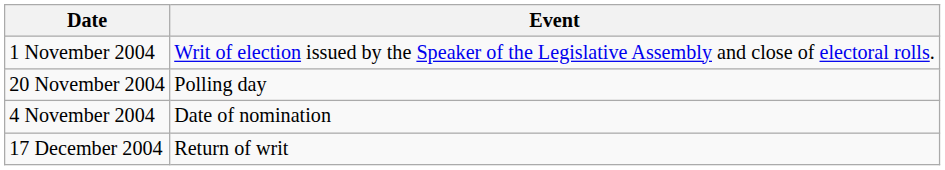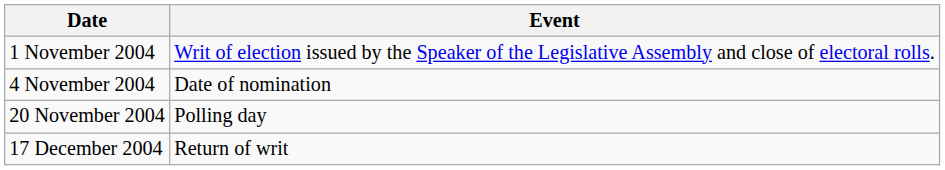rows swapped: (82, 116) <-> (87, 84)
